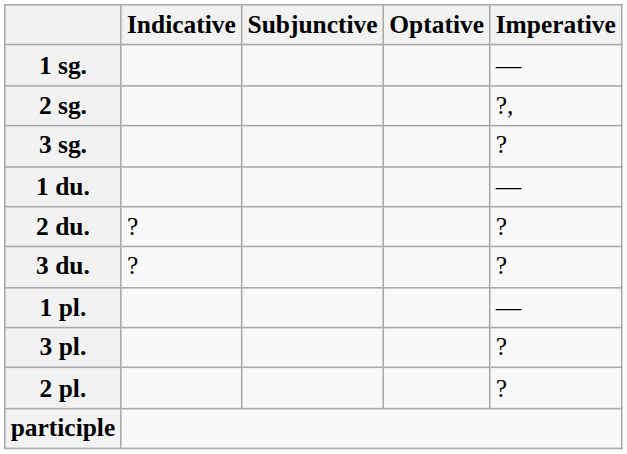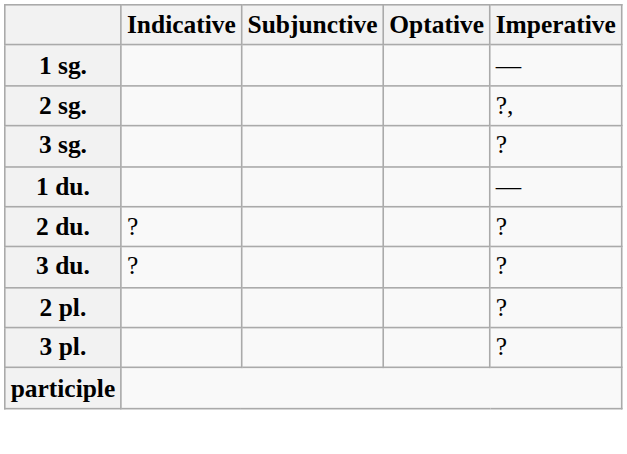- row: (63, 307)
rows swapped: (63, 387) <-> (63, 347)
